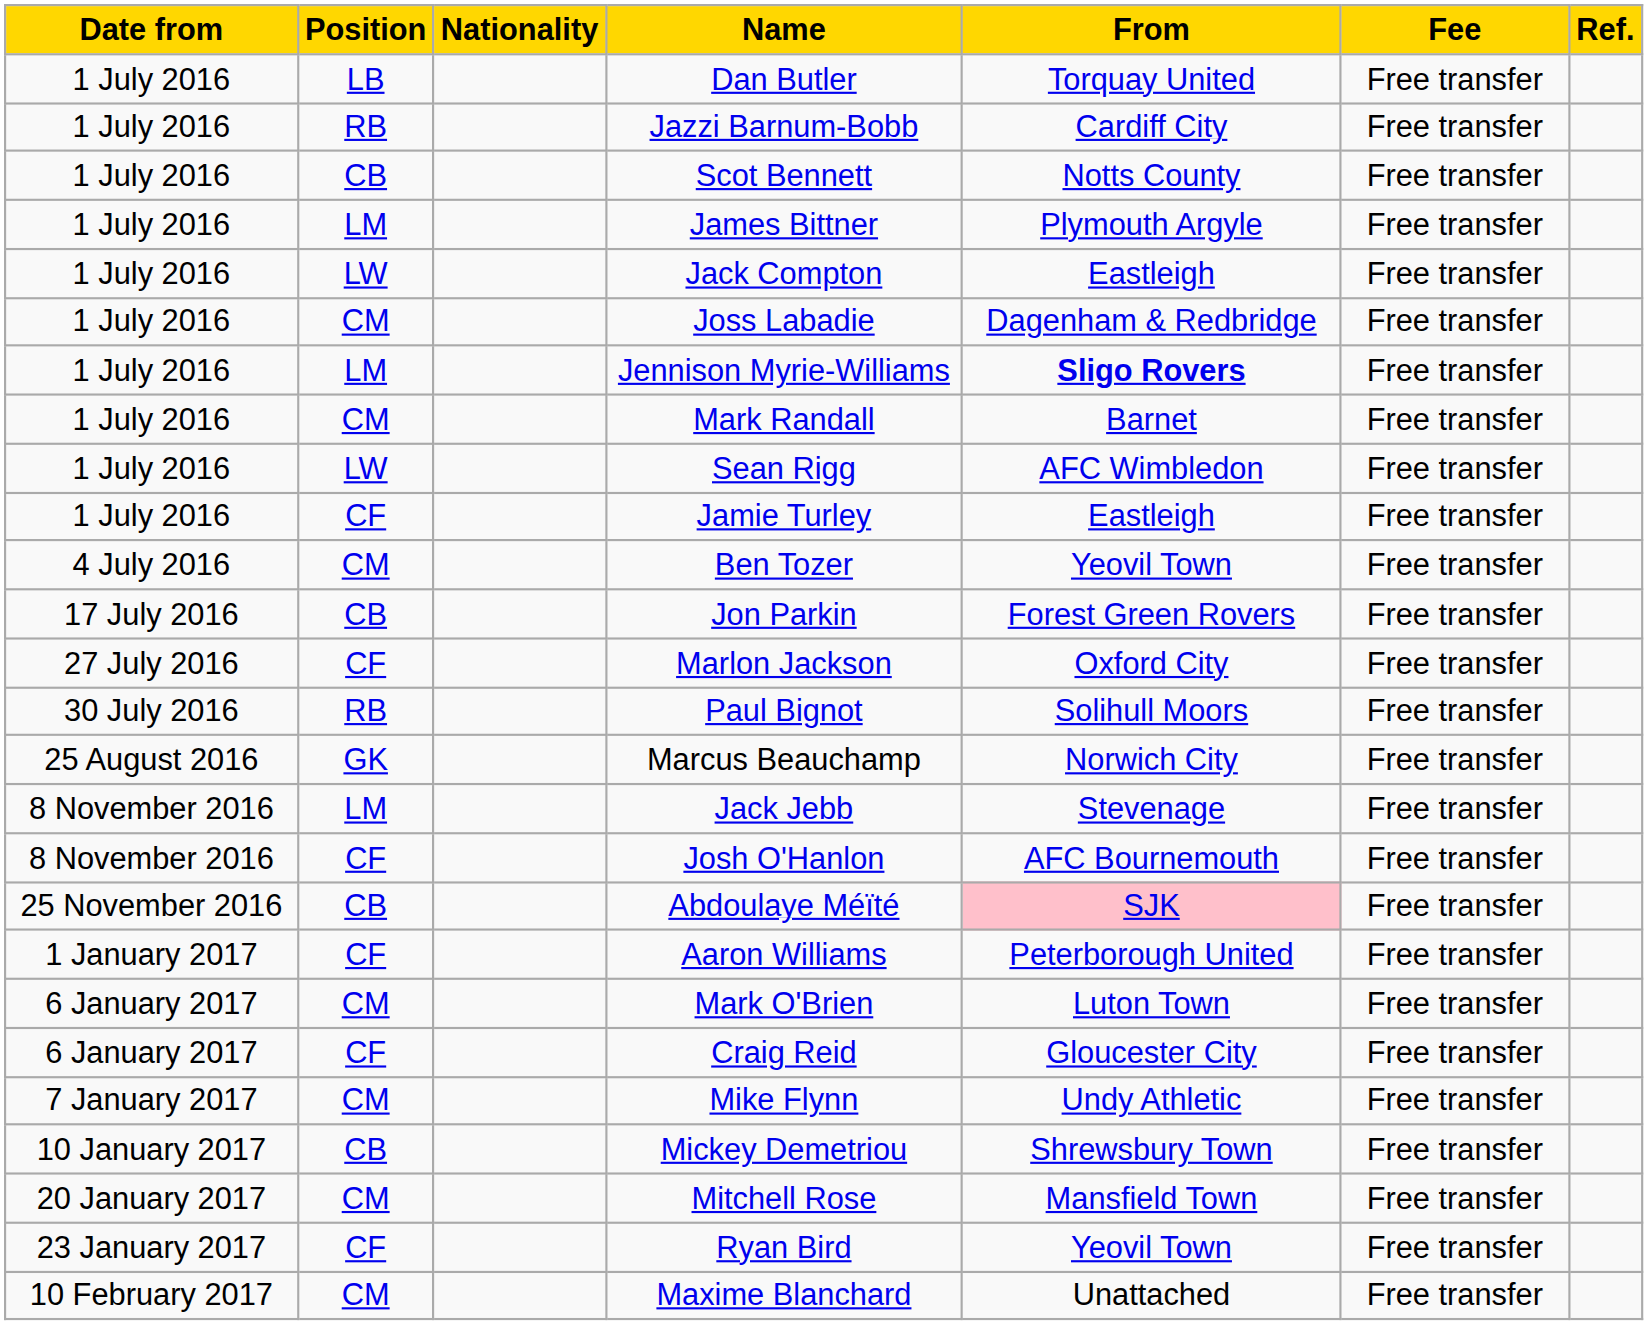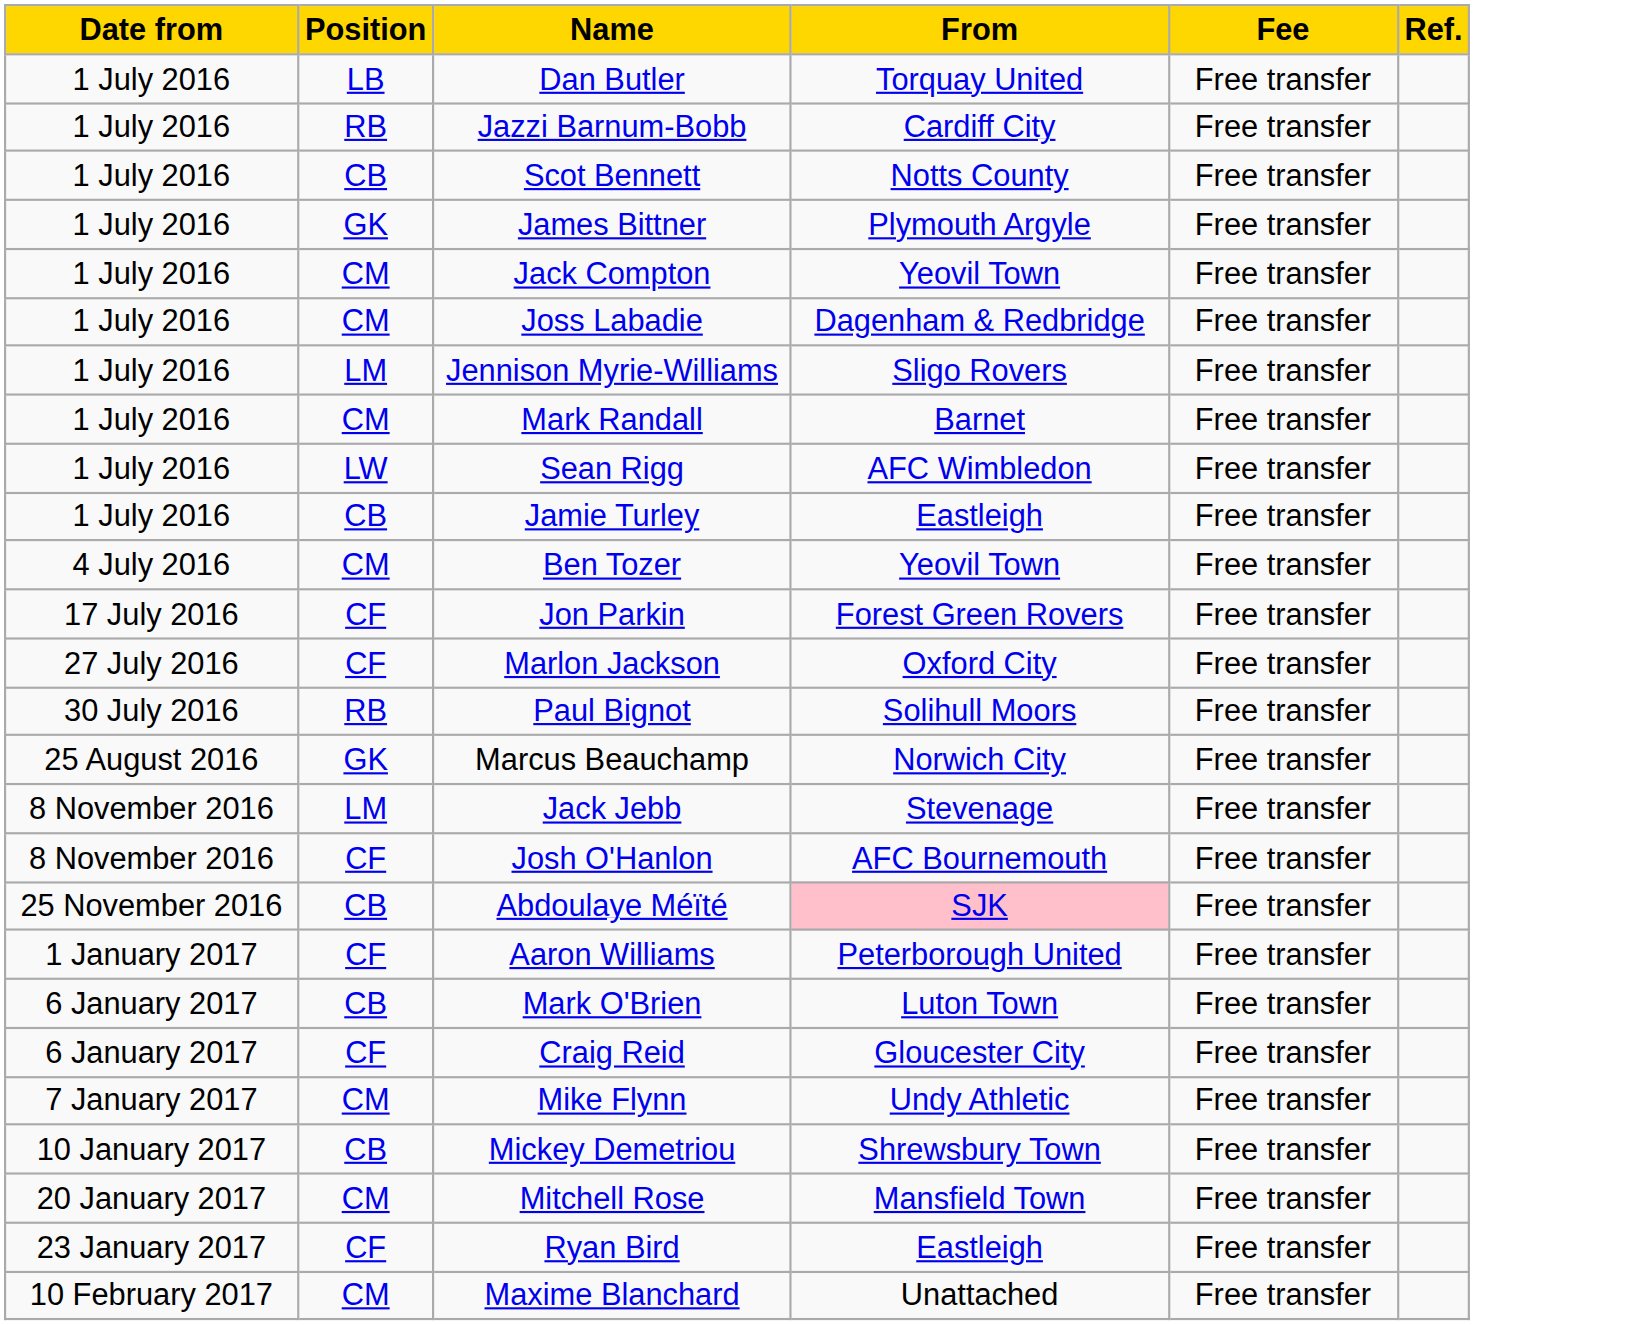- column: (520, 30)
(366, 225) LM -> (366, 225) GK
(366, 273) LW -> (366, 273) CM
(1151, 273) Eastleigh -> (980, 273) Yeovil Town
(1151, 371) bold -> (980, 371) normal
(366, 517) CF -> (366, 517) CB
(366, 614) CB -> (366, 614) CF
(366, 1004) CM -> (366, 1004) CB
(1151, 1247) Yeovil Town -> (980, 1247) Eastleigh
